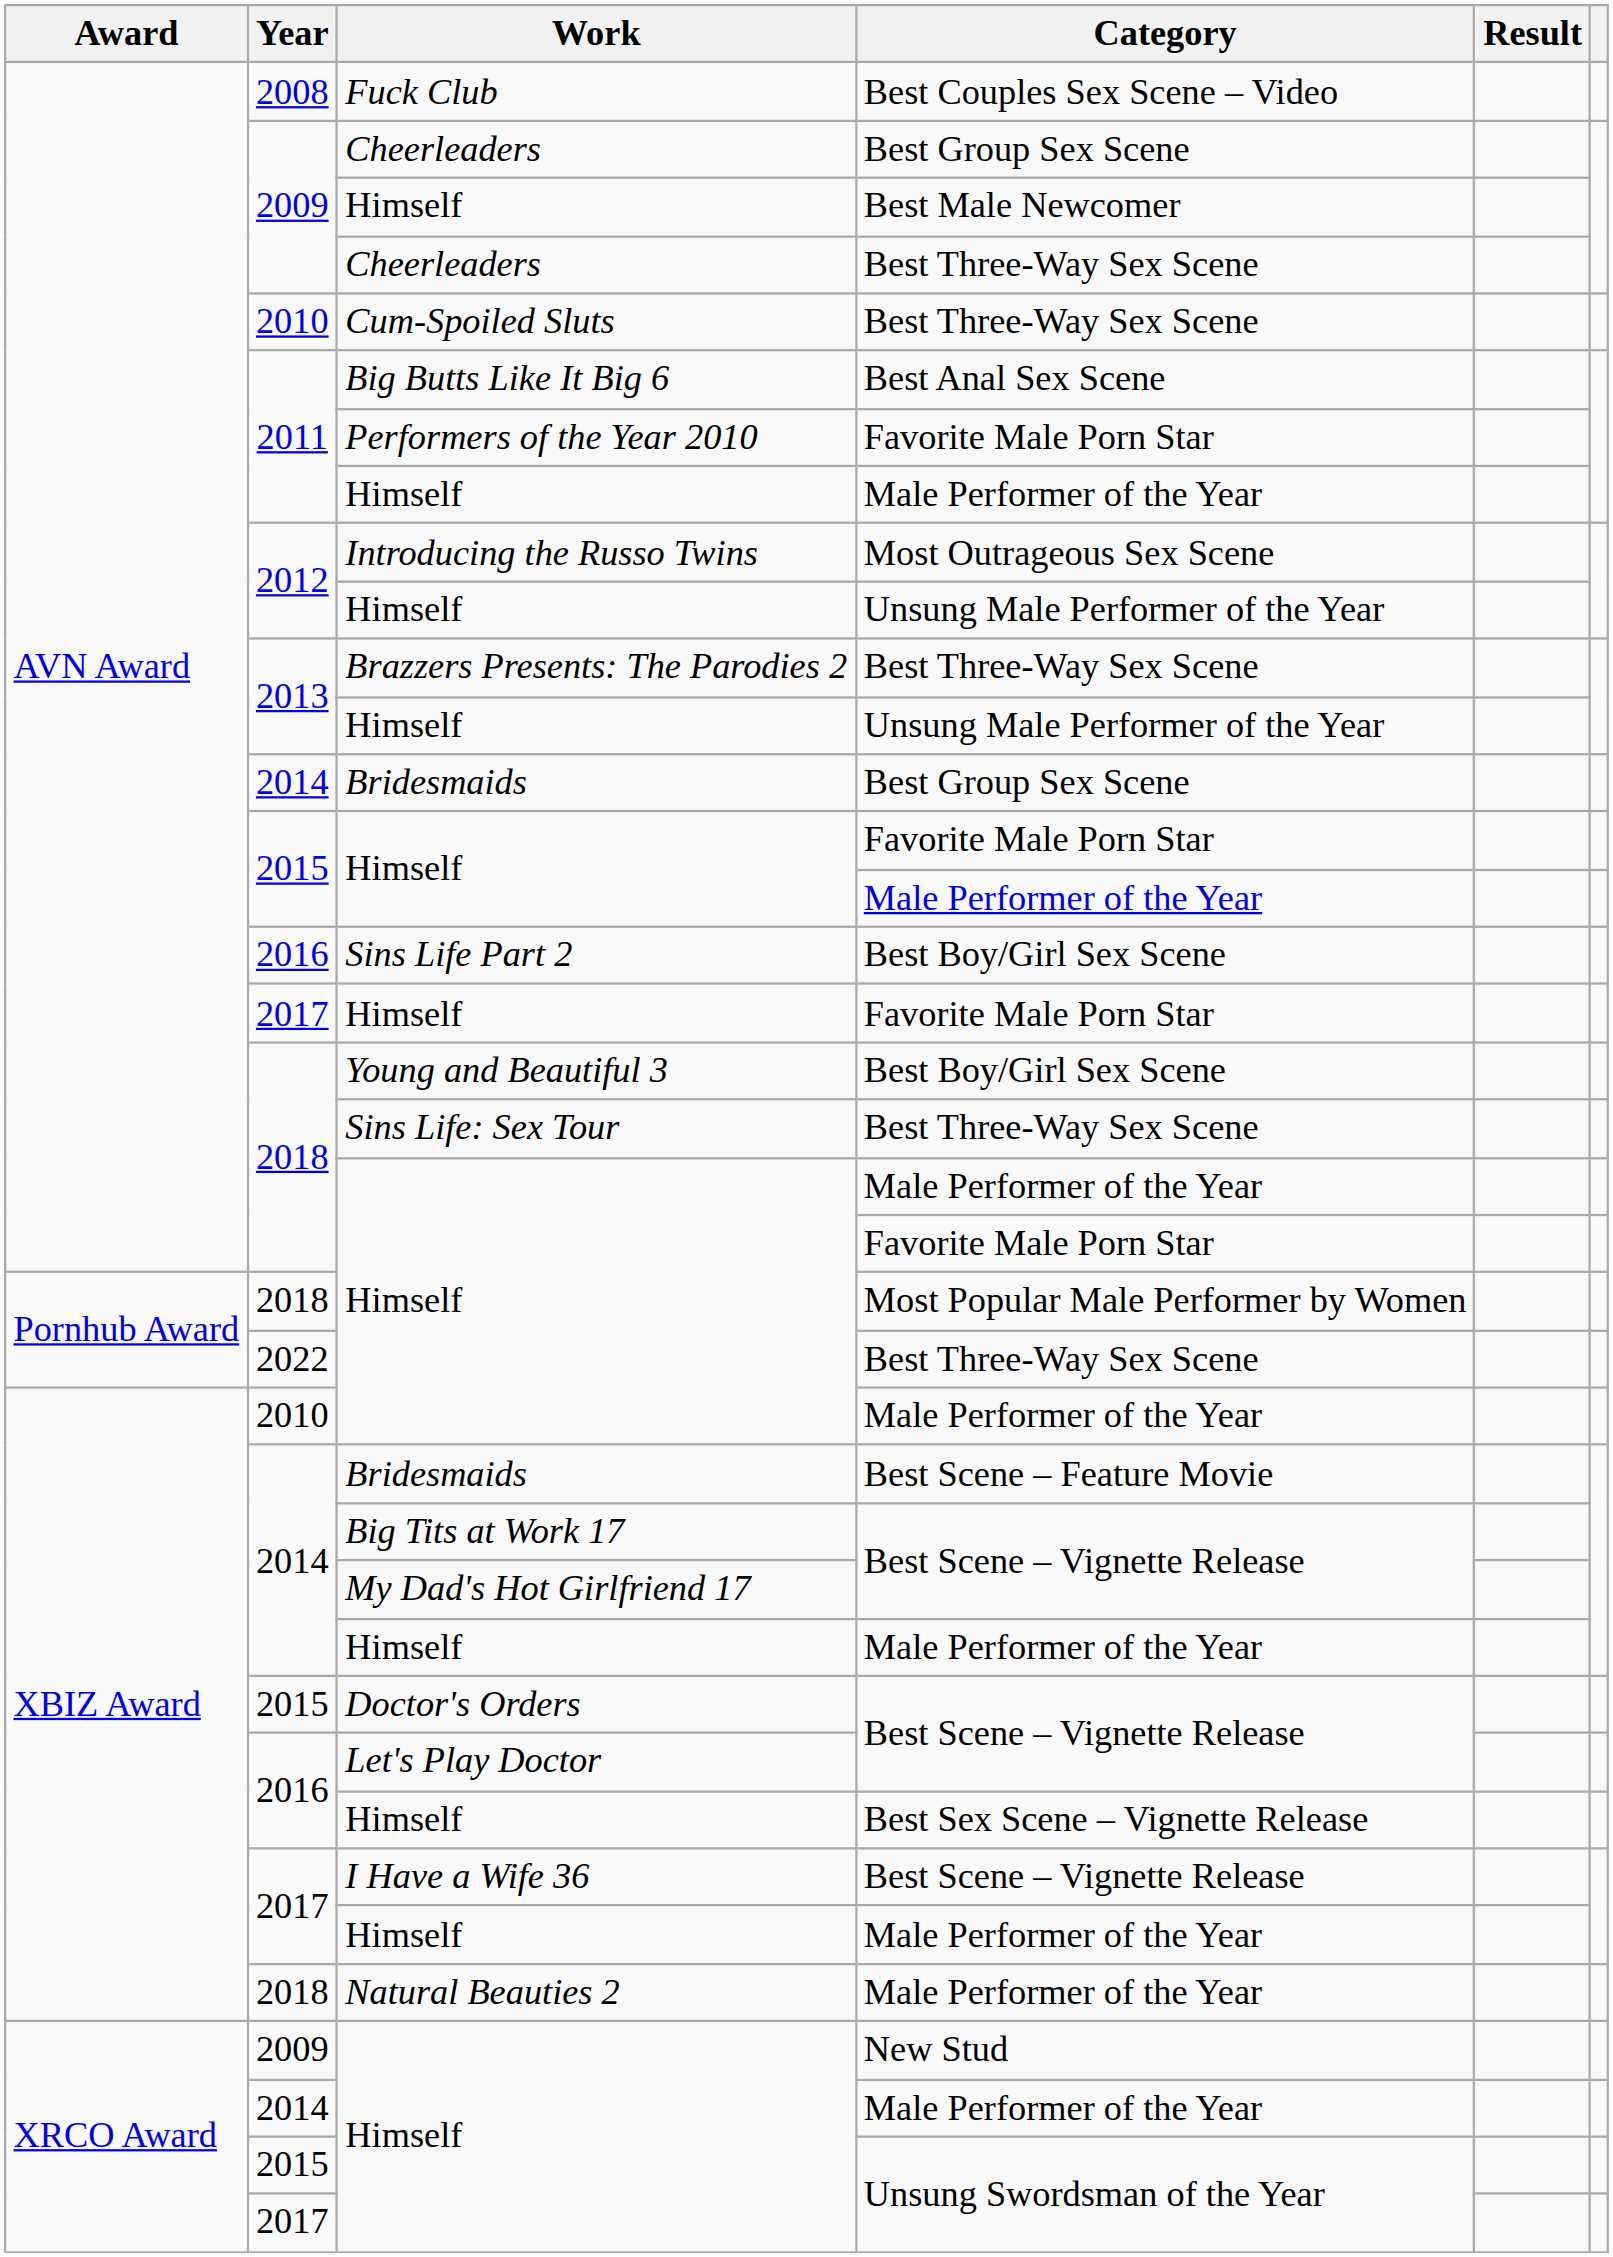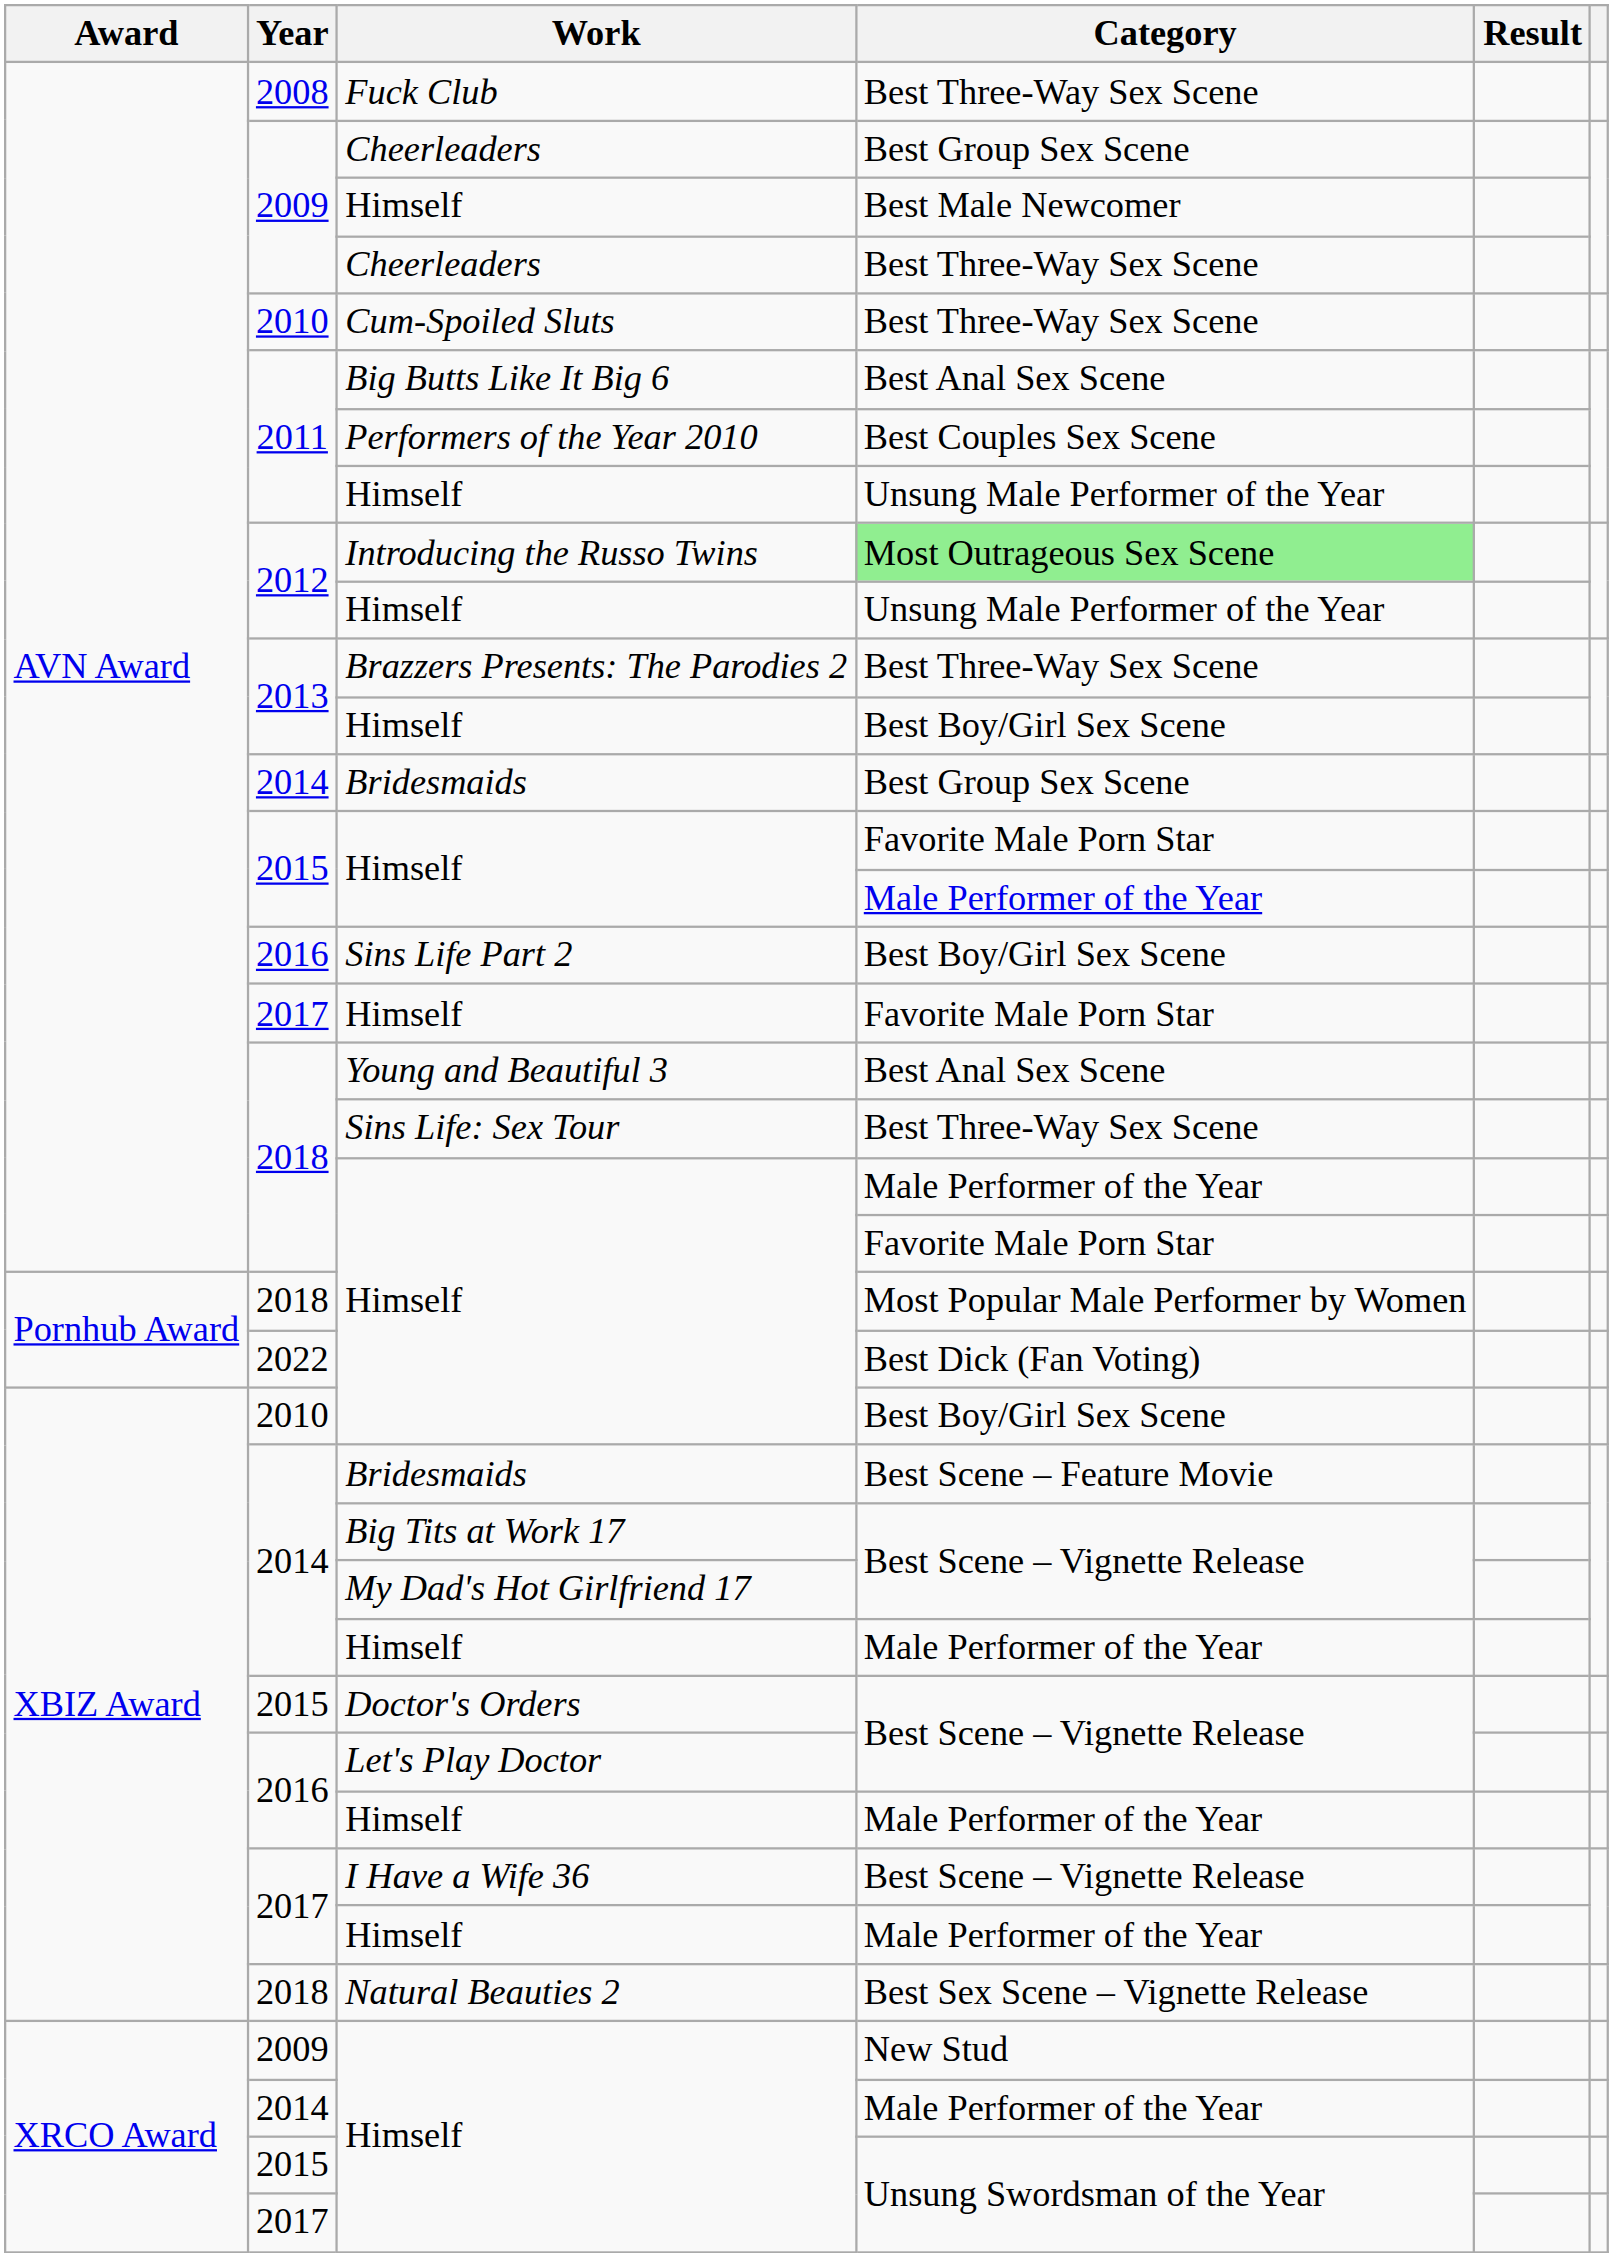(1101, 90) Best Couples Sex Scene – Video -> (1061, 90) Best Three-Way Sex Scene
(1039, 436) Favorite Male Porn Star -> (1040, 436) Best Couples Sex Scene
(1063, 494) Male Performer of the Year -> (1124, 494) Unsung Male Performer of the Year
(1069, 551) no background -> (1069, 551) lightgreen background
(1124, 724) Unsung Male Performer of the Year -> (1045, 724) Best Boy/Girl Sex Scene
(1045, 1070) Best Boy/Girl Sex Scene -> (1015, 1070) Best Anal Sex Scene
(1061, 1358) Best Three-Way Sex Scene -> (1032, 1358) Best Dick (Fan Voting)
(1063, 1415) Male Performer of the Year -> (1045, 1415) Best Boy/Girl Sex Scene
(1116, 1818) Best Sex Scene – Vignette Release -> (1063, 1818) Male Performer of the Year
(1063, 1991) Male Performer of the Year -> (1116, 1991) Best Sex Scene – Vignette Release
